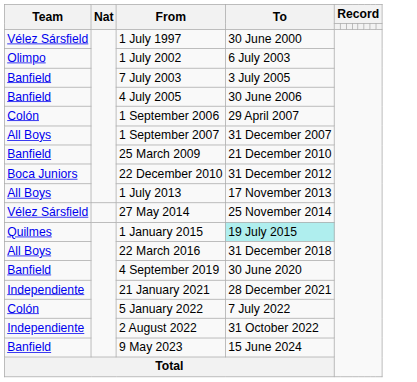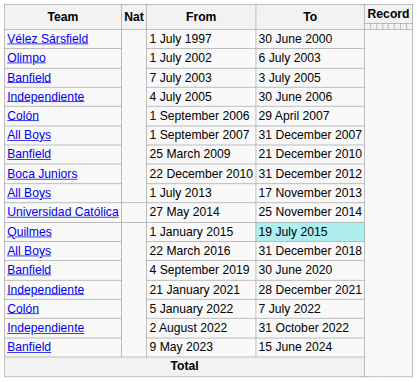(29, 96) Banfield -> (46, 96) Independiente
(48, 212) Vélez Sársfield -> (63, 212) Universidad Católica
